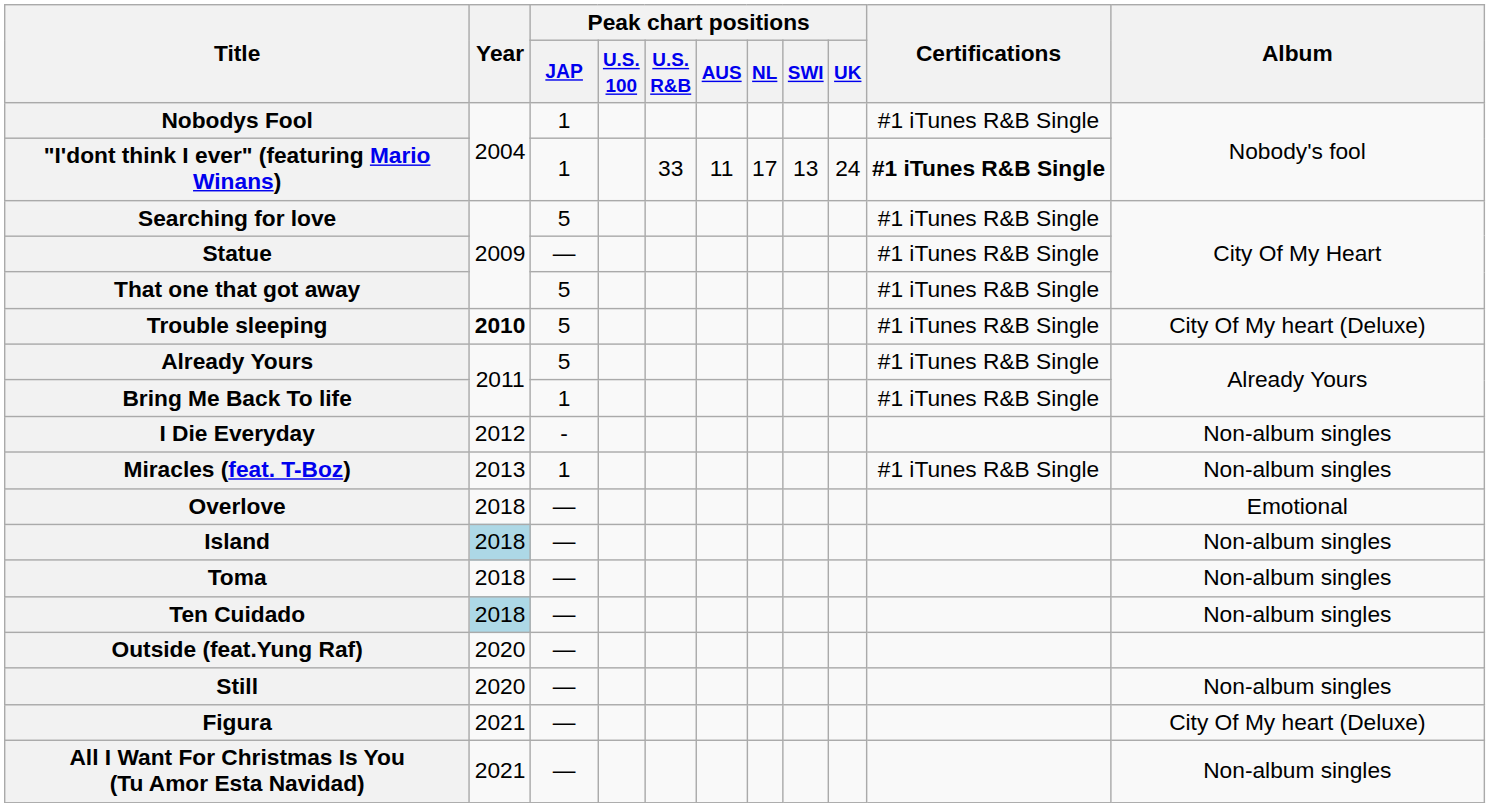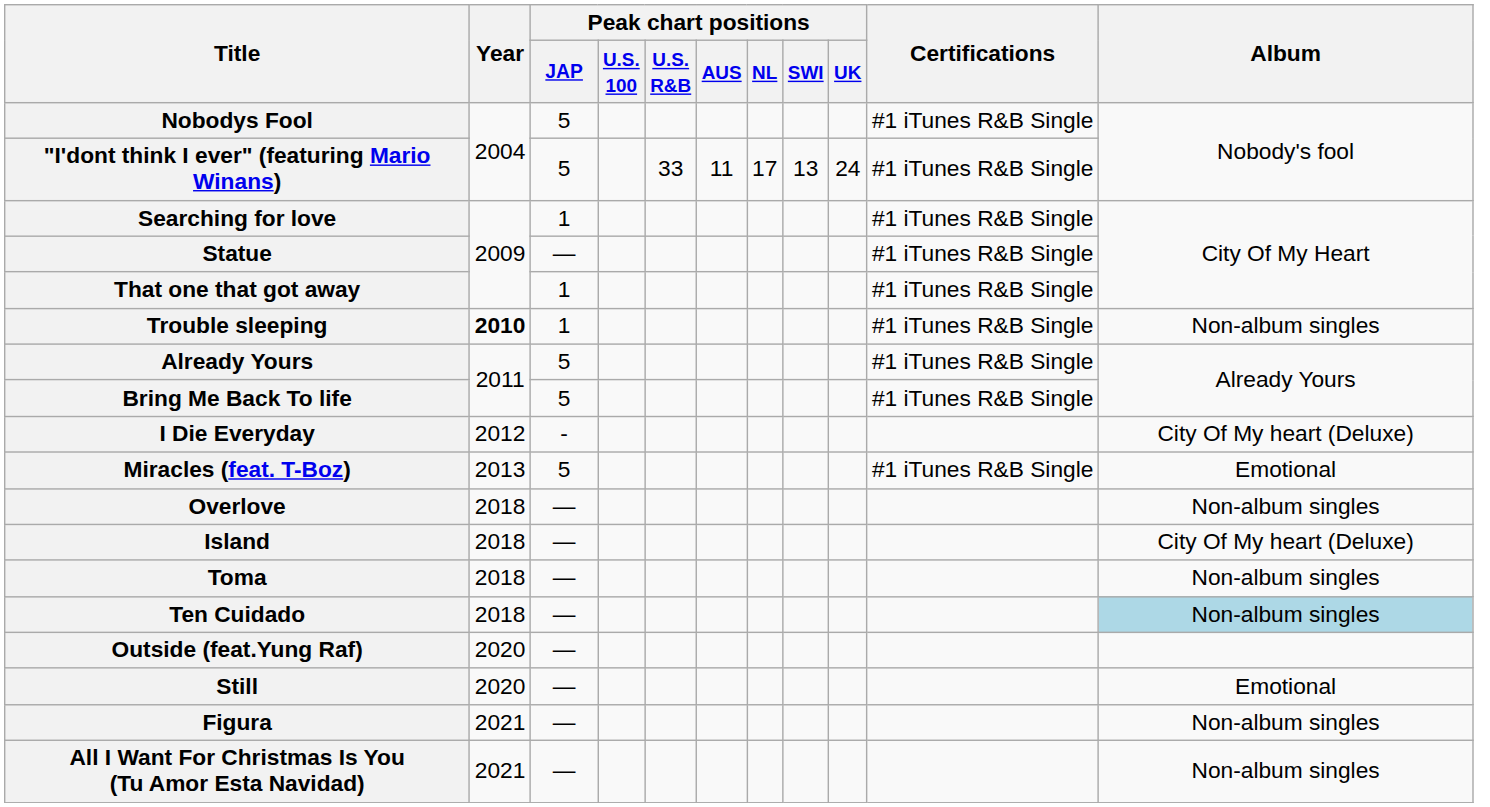(564, 120) 1 -> (564, 120) 5
(564, 168) 1 -> (564, 168) 5
(989, 168) bold -> (983, 168) normal
(564, 217) 5 -> (564, 217) 1
(564, 289) 5 -> (564, 289) 1
(564, 325) 5 -> (564, 325) 1
(1297, 325) City Of My heart (Deluxe) -> (1286, 325) Non-album singles
(564, 397) 1 -> (564, 397) 5
(1297, 433) Non-album singles -> (1286, 433) City Of My heart (Deluxe)
(564, 469) 1 -> (564, 469) 5
(1297, 469) Non-album singles -> (1286, 469) Emotional
(1297, 506) Emotional -> (1286, 506) Non-album singles
(500, 542) lightblue background -> (500, 542) no background
(1297, 542) Non-album singles -> (1286, 542) City Of My heart (Deluxe)
(500, 614) lightblue background -> (500, 614) no background
(1297, 614) no background -> (1286, 614) lightblue background
(1297, 686) Non-album singles -> (1286, 686) Emotional
(1297, 722) City Of My heart (Deluxe) -> (1286, 722) Non-album singles
